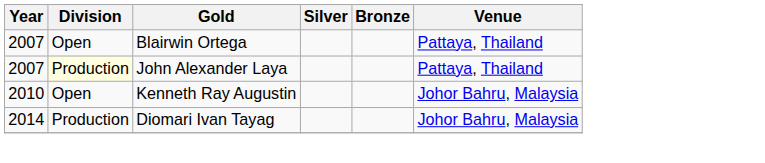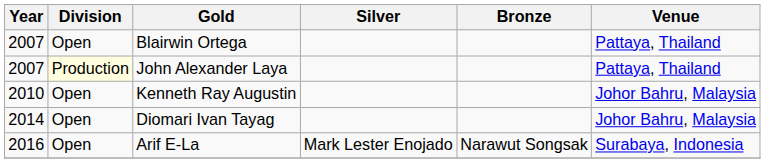(90, 119) Production -> (71, 119) Open
+ row: (168, 145)
